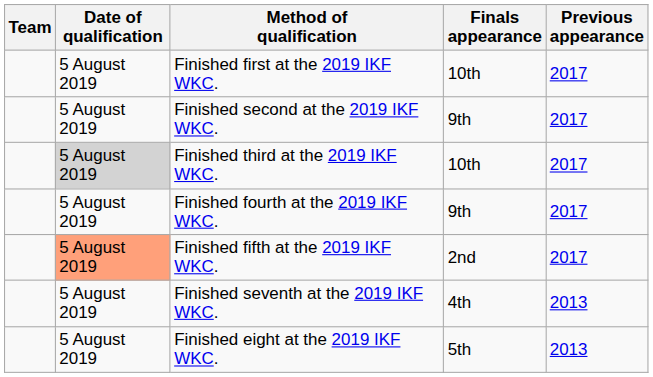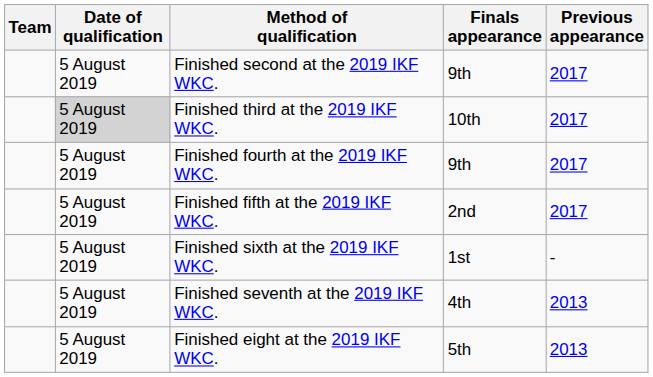- row: (283, 73)
(92, 257) lightsalmon background -> (92, 211) no background
+ row: (286, 257)
